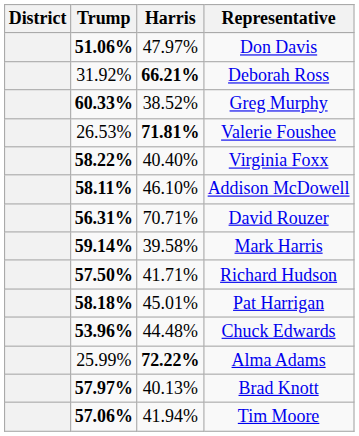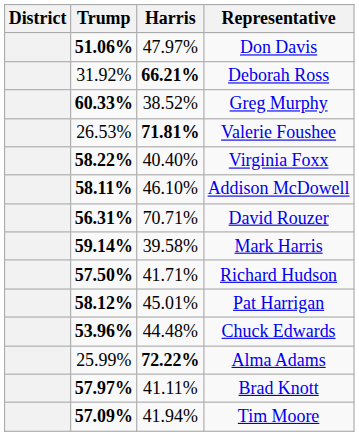(104, 302) 58.18% -> (104, 302) 58.12%
(170, 388) 40.13% -> (170, 388) 41.11%
(104, 416) 57.06% -> (104, 416) 57.09%
